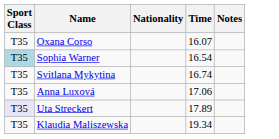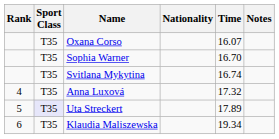+ column: (19, 18)
(19, 58) lightblue background -> (49, 58) no background
(200, 58) 16.54 -> (230, 58) 16.70
(200, 91) 17.06 -> (230, 91) 17.32
